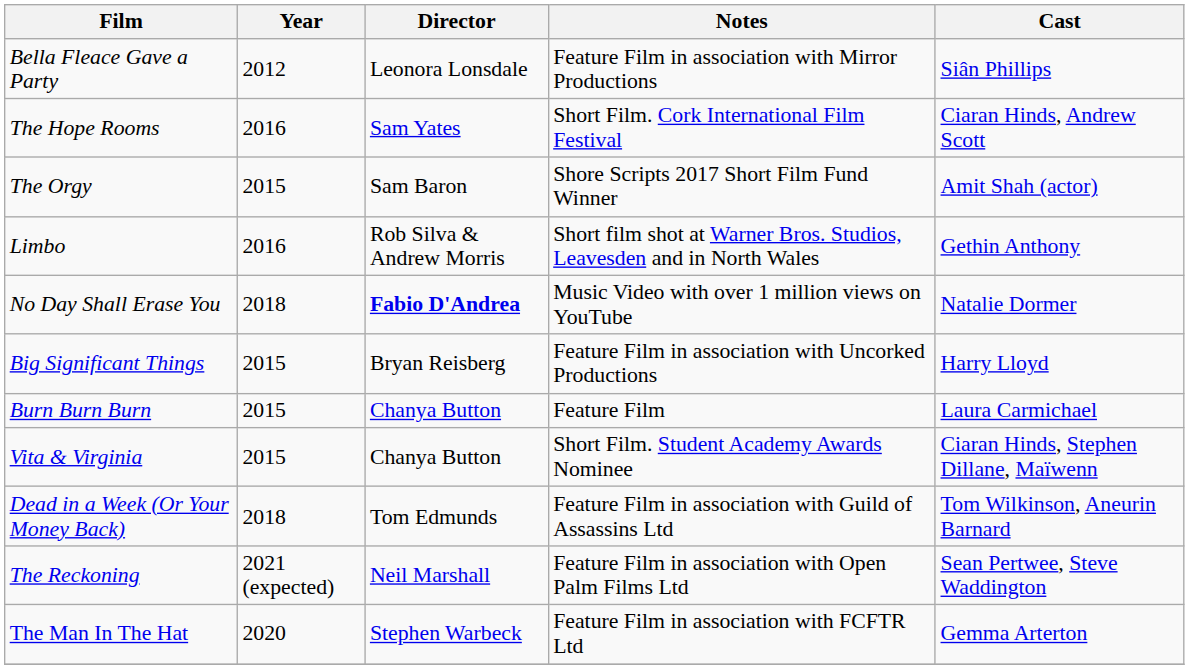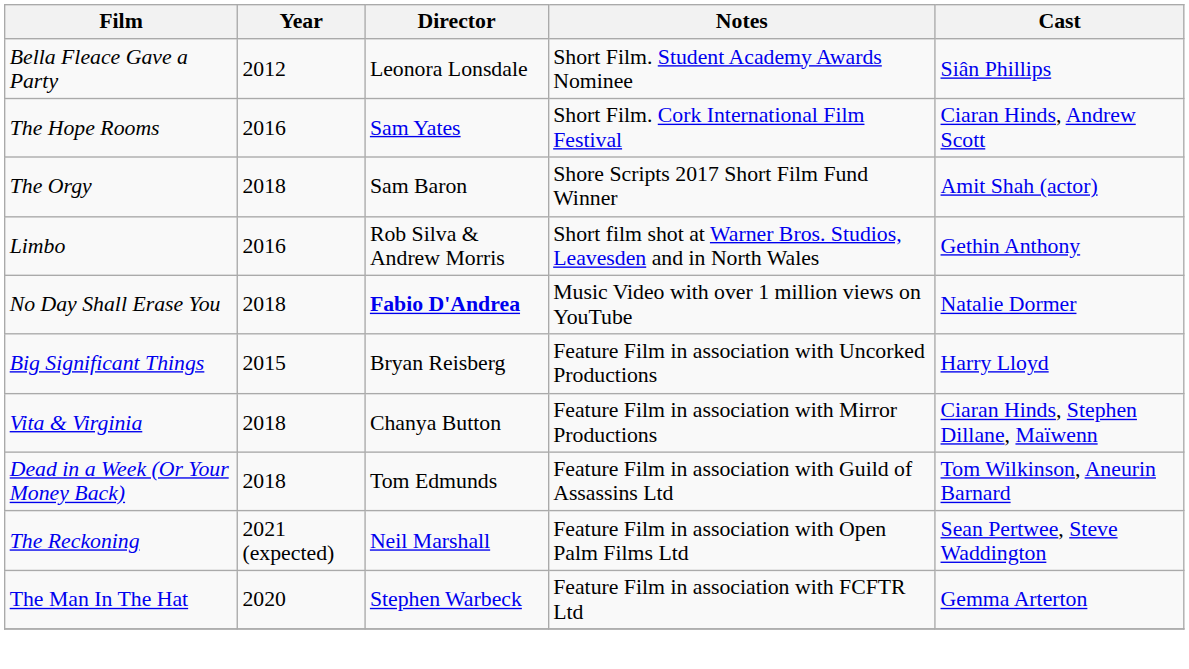(725, 68) Feature Film in association with Mirror Productions -> (718, 68) Short Film. Student Academy Awards Nominee
(264, 186) 2015 -> (264, 186) 2018
- row: (80, 410)
(264, 456) 2015 -> (264, 422) 2018
(718, 456) Short Film. Student Academy Awards Nominee -> (725, 422) Feature Film in association with Mirror Productions
